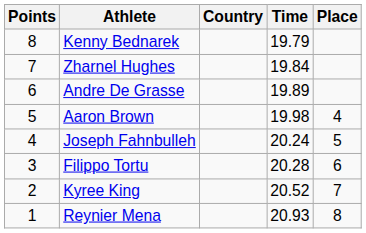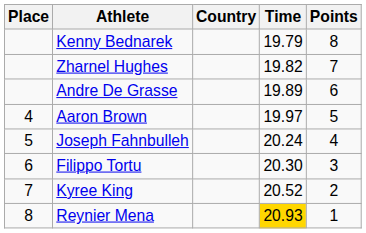columns swapped: (337, 16) <-> (32, 16)
(290, 66) 19.84 -> (283, 66) 19.82
(290, 116) 19.98 -> (283, 116) 19.97
(290, 166) 20.28 -> (283, 166) 20.30
(290, 215) no background -> (283, 215) gold background
